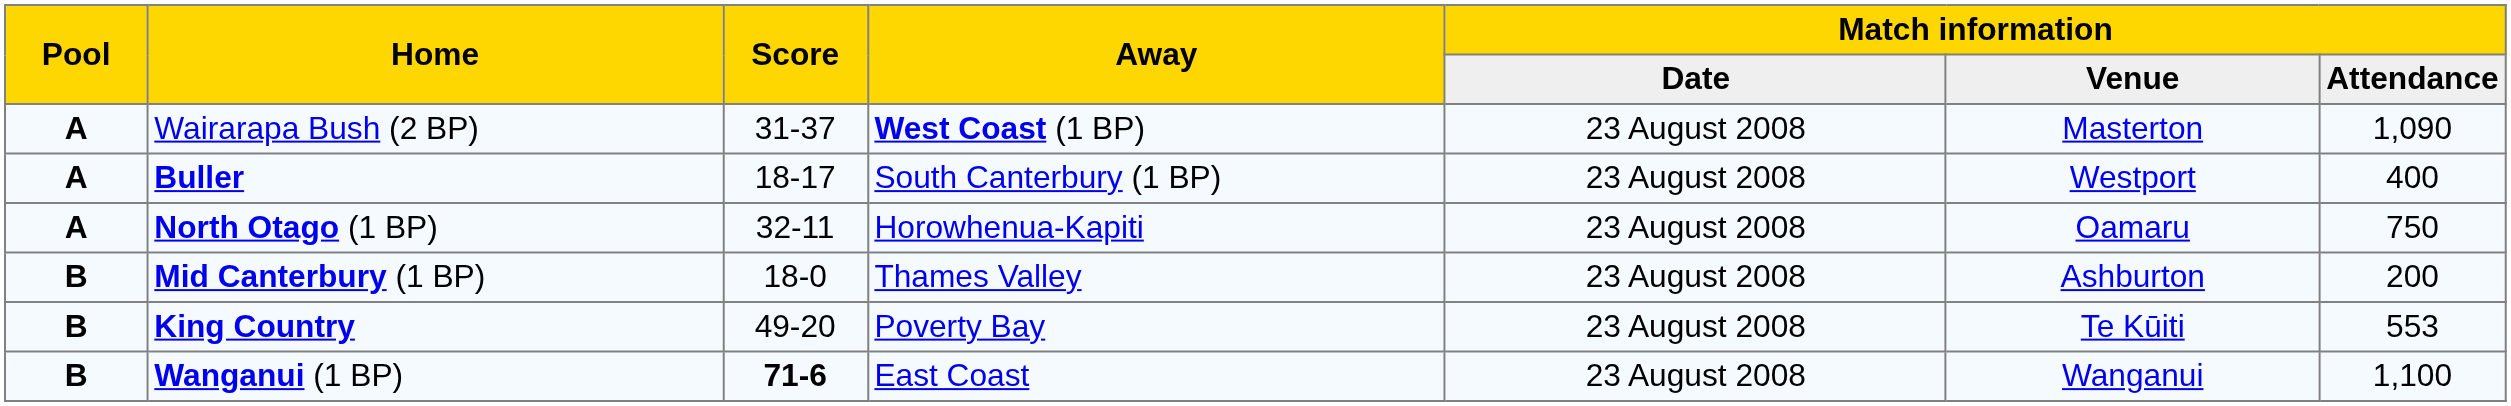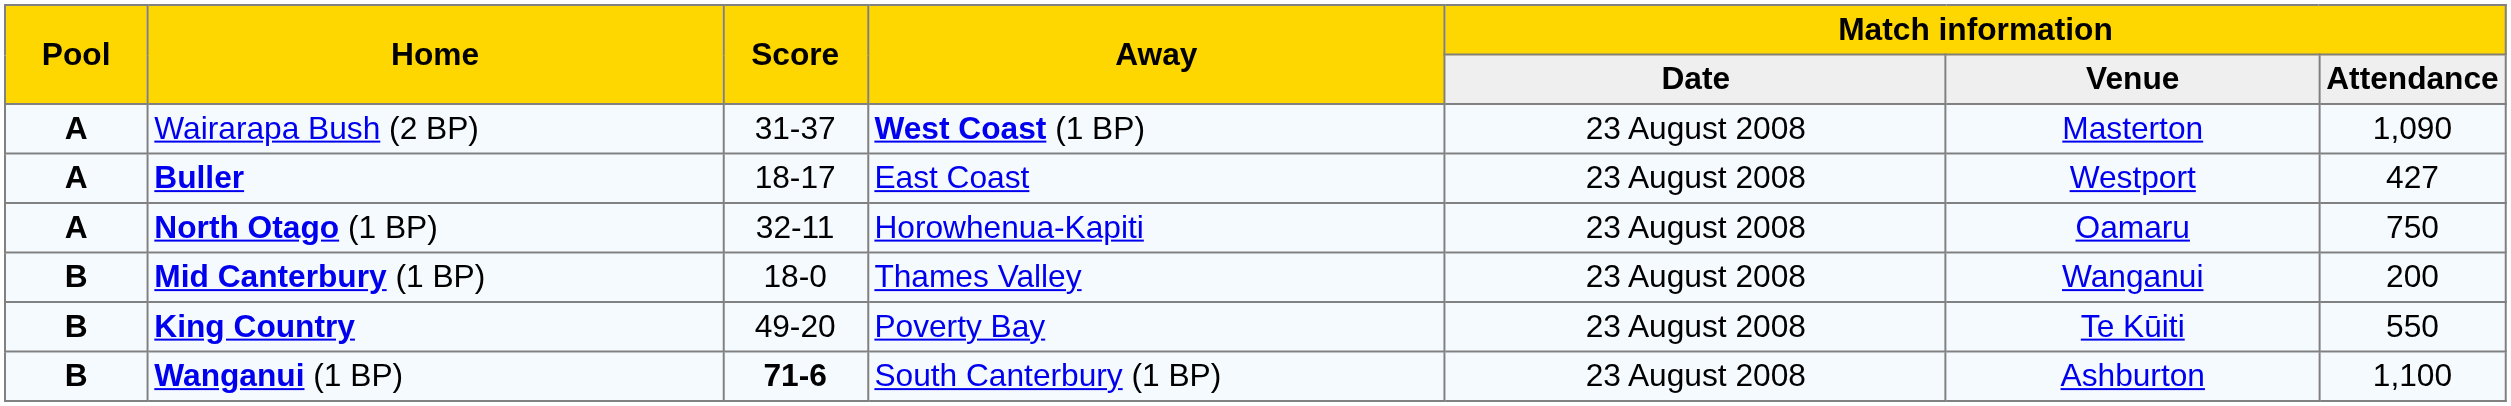(1048, 177) South Canterbury (1 BP) -> (952, 177) East Coast
(2412, 177) 400 -> (2412, 177) 427
(2133, 276) Ashburton -> (2133, 276) Wanganui
(2412, 326) 553 -> (2412, 326) 550
(952, 375) East Coast -> (1048, 375) South Canterbury (1 BP)
(2133, 375) Wanganui -> (2133, 375) Ashburton
